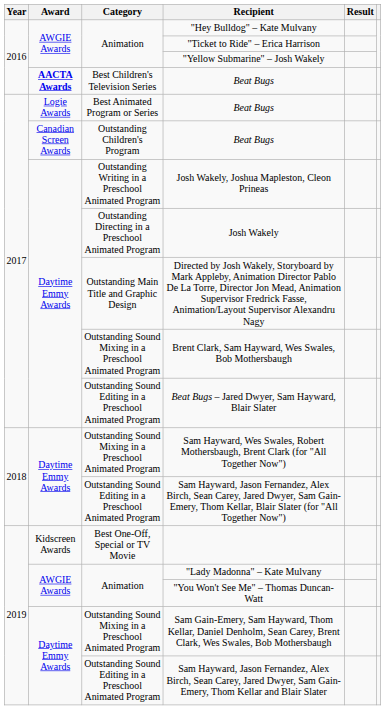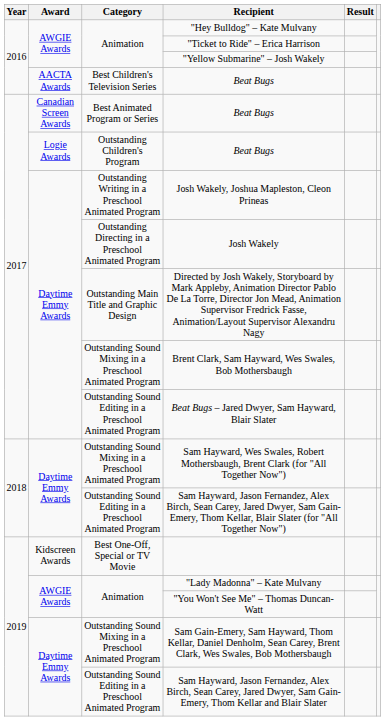(55, 80) bold -> (55, 80) normal
(55, 107) Logie Awards -> (55, 113) Canadian Screen Awards
(55, 140) Canadian Screen Awards -> (55, 151) Logie Awards
